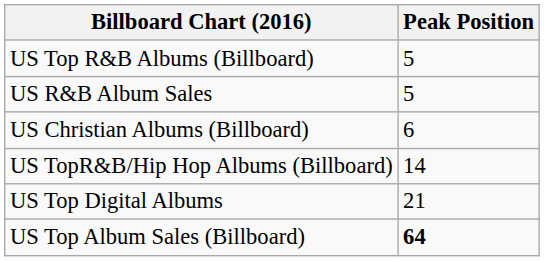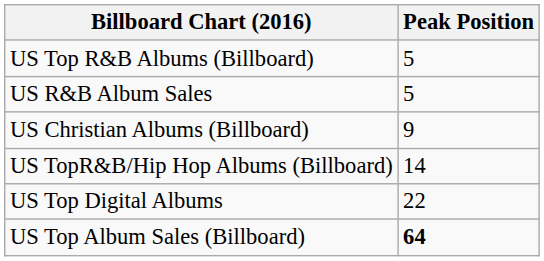(409, 129) 6 -> (409, 129) 9
(414, 201) 21 -> (414, 201) 22
